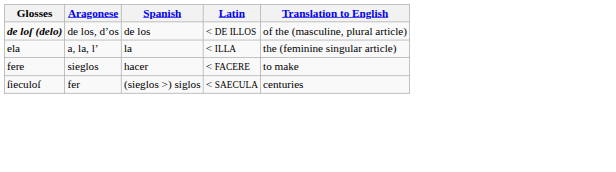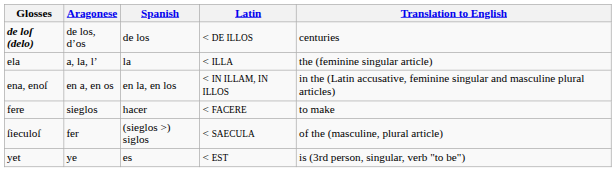(335, 31) of the (masculine, plural article) -> (319, 37) centuries
+ row: (27, 85)
(283, 84) centuries -> (371, 133) of the (masculine, plural article)
+ row: (14, 157)
